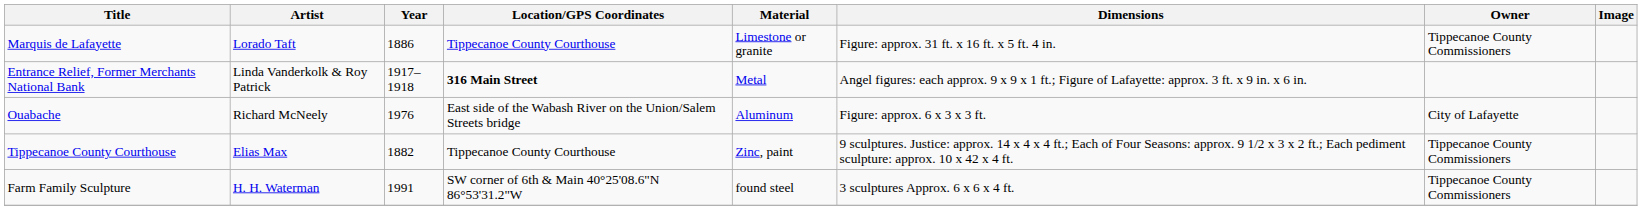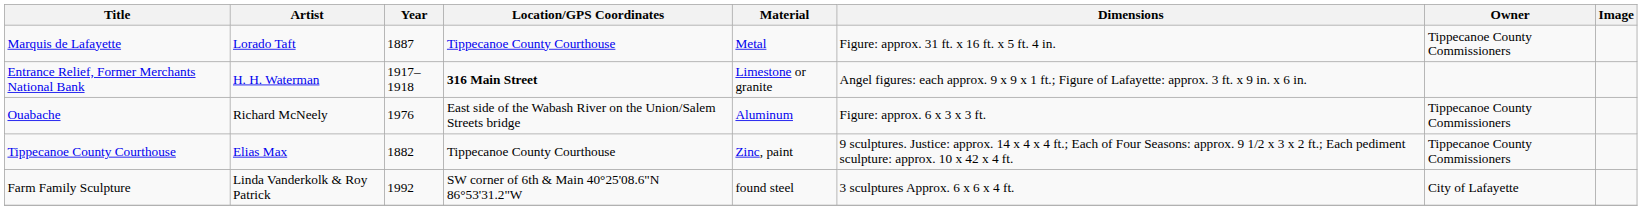(401, 43) 1886 -> (401, 43) 1887
(771, 43) Limestone or granite -> (751, 43) Metal
(300, 79) Linda Vanderkolk & Roy Patrick -> (276, 79) H. H. Waterman
(751, 79) Metal -> (771, 79) Limestone or granite
(1473, 115) City of Lafayette -> (1480, 115) Tippecanoe County Commissioners
(276, 187) H. H. Waterman -> (300, 187) Linda Vanderkolk & Roy Patrick
(401, 187) 1991 -> (401, 187) 1992
(1480, 187) Tippecanoe County Commissioners -> (1473, 187) City of Lafayette
